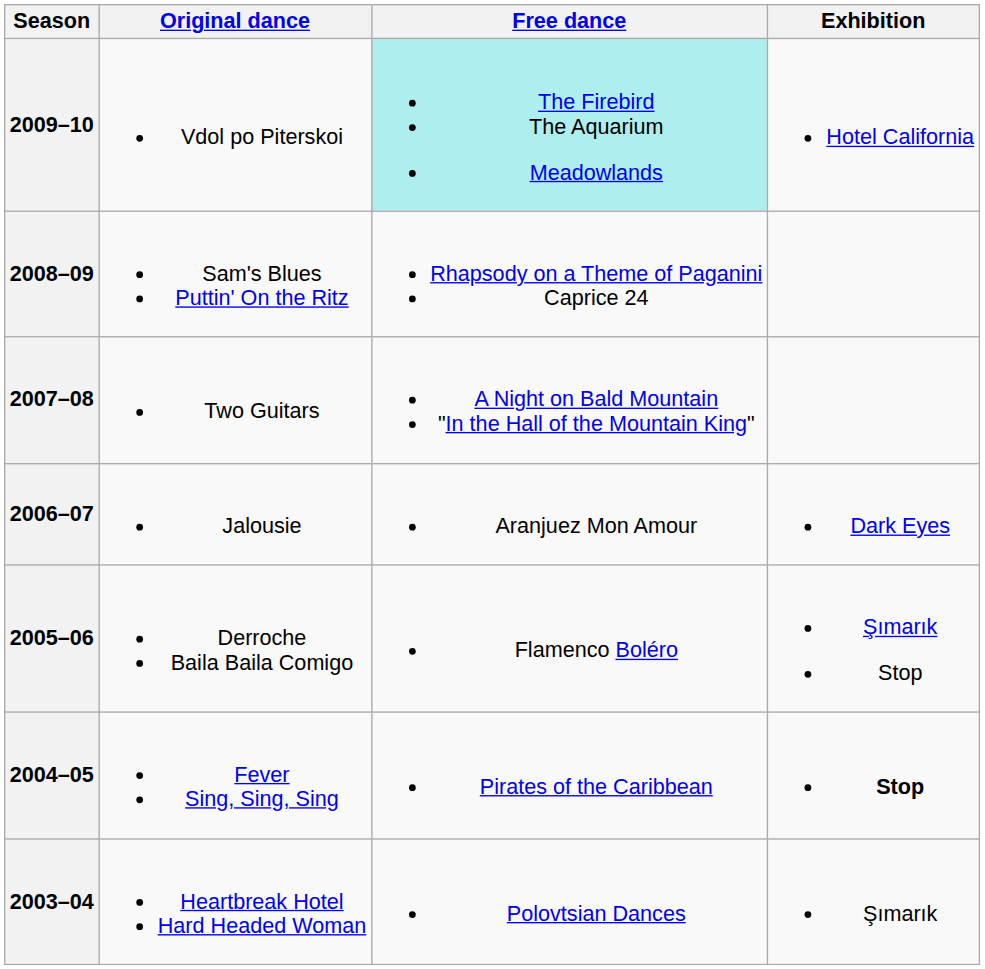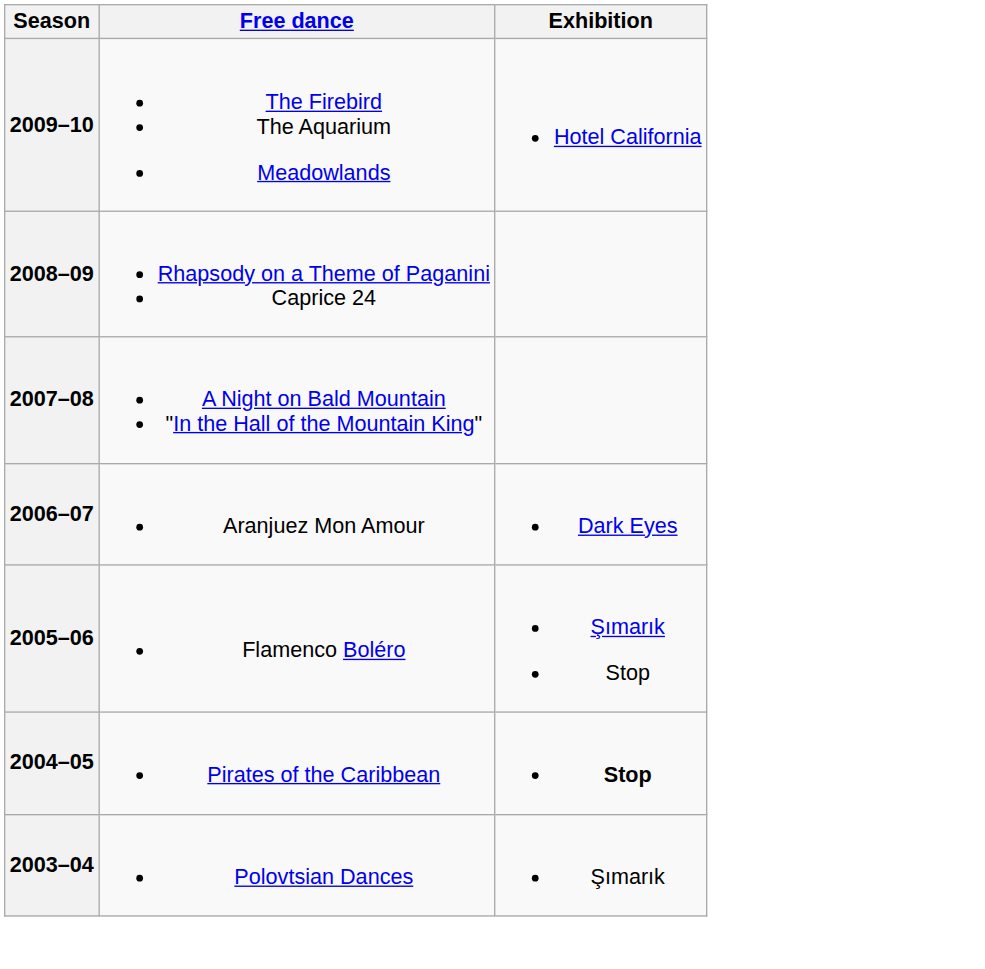- column: (235, 21)
(569, 137) paleturquoise background -> (297, 137) no background
